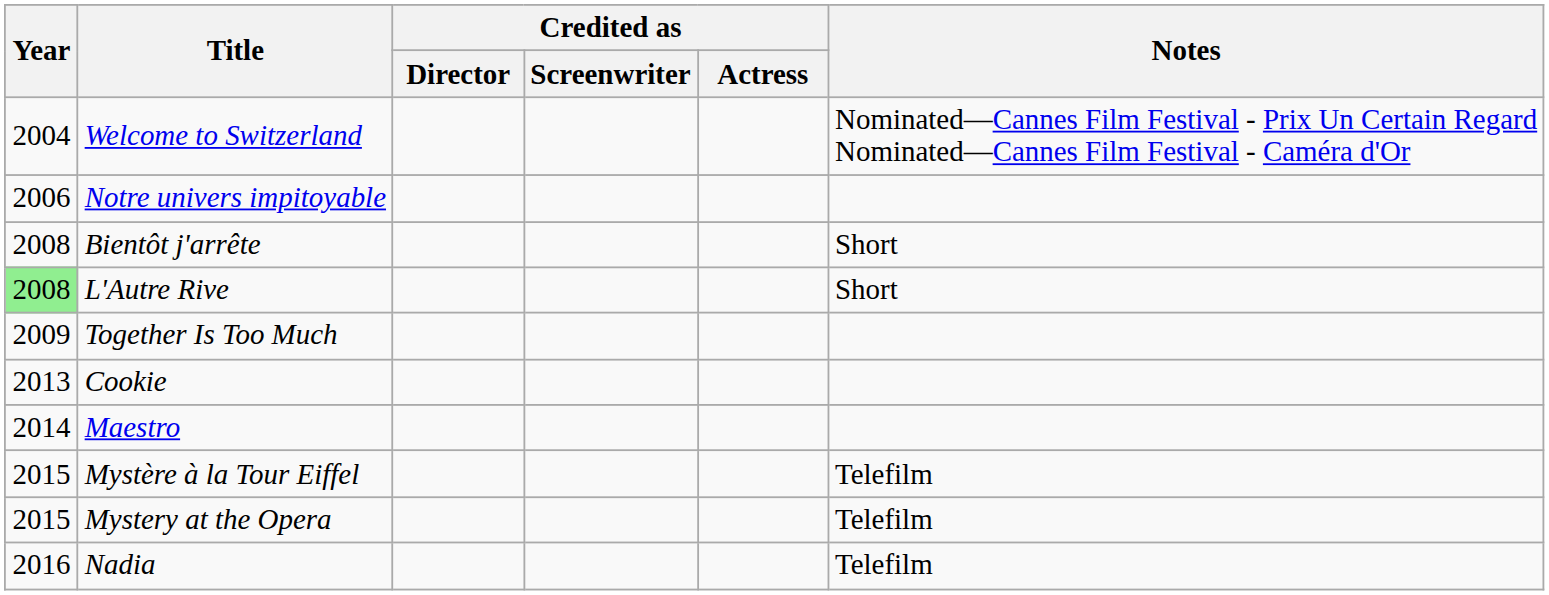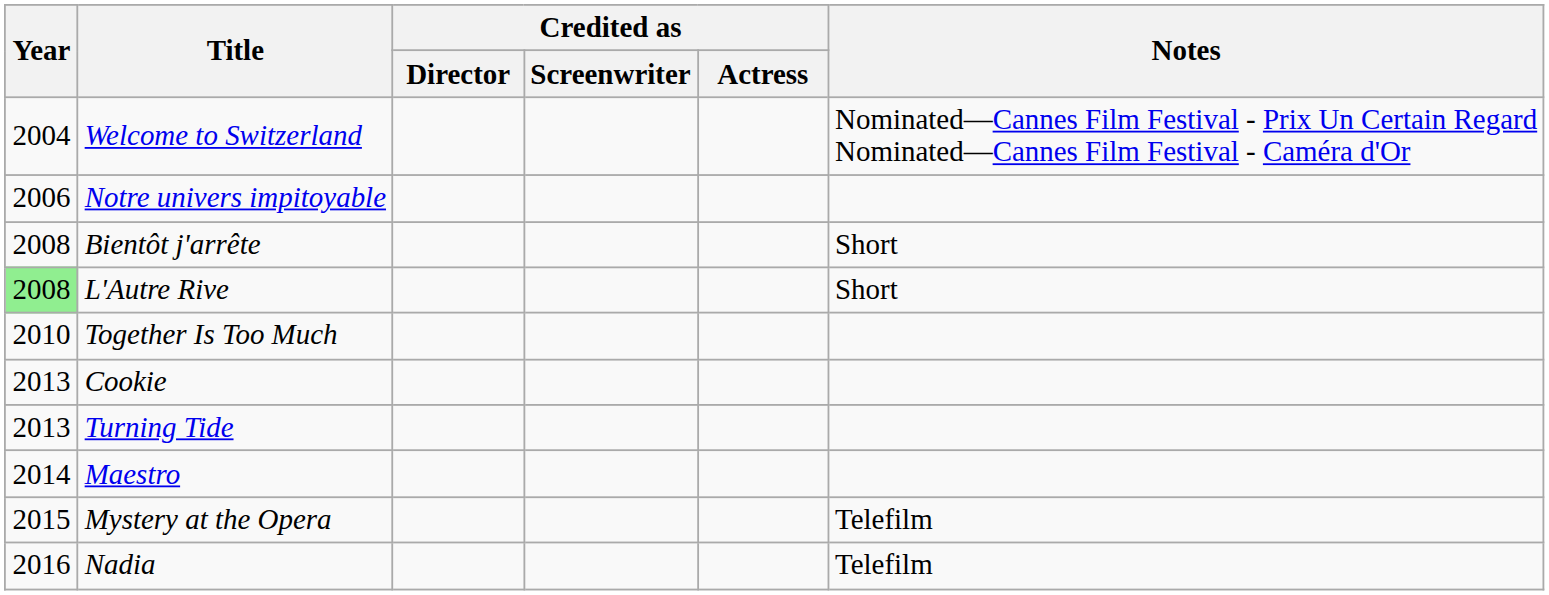(41, 335) 2009 -> (41, 335) 2010
+ row: (159, 427)
- row: (222, 473)
